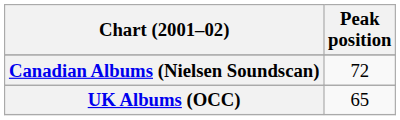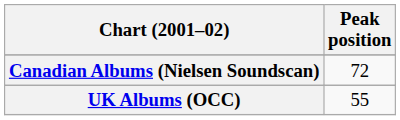(360, 99) 65 -> (360, 99) 55
